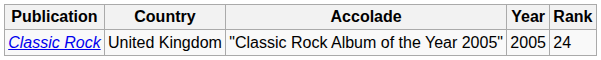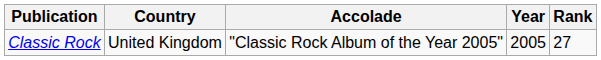(562, 42) 24 -> (562, 42) 27
